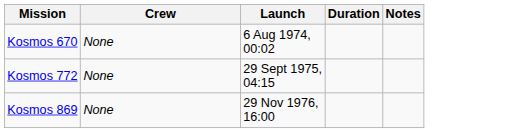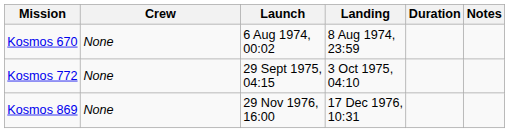+ column: (365, 14)
